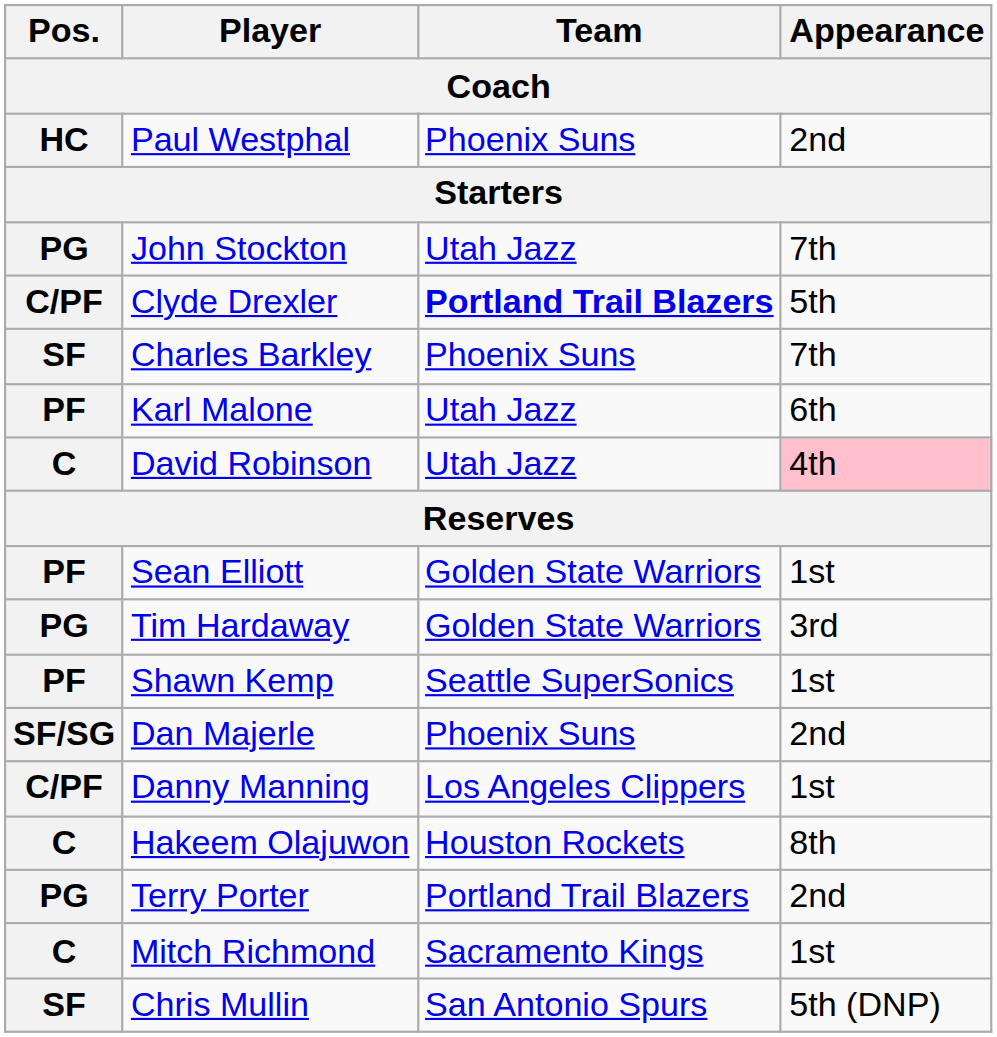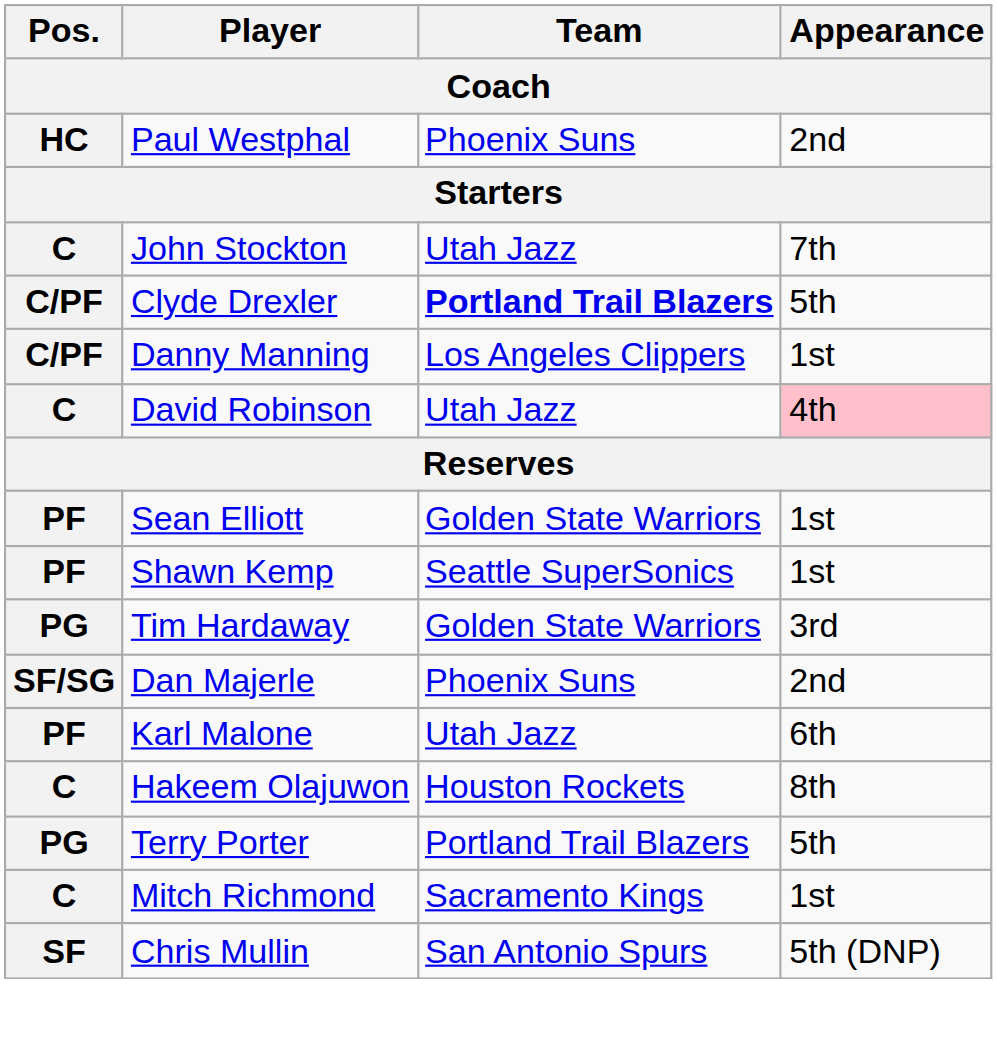(64, 247) PG -> (64, 247) C
- row: (251, 355)
rows swapped: (222, 409) <-> (250, 788)
rows swapped: (240, 626) <-> (232, 680)
(818, 896) 2nd -> (813, 842) 5th
